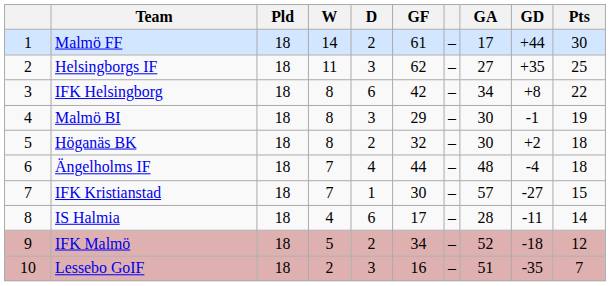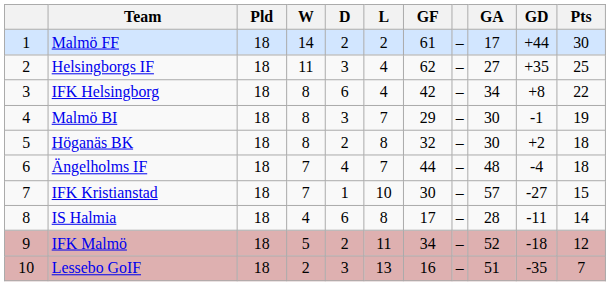+ column: (384, 17)
